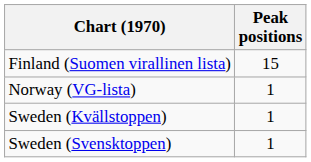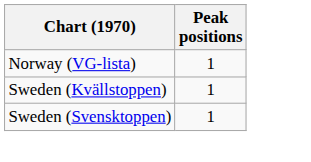- row: (120, 63)
